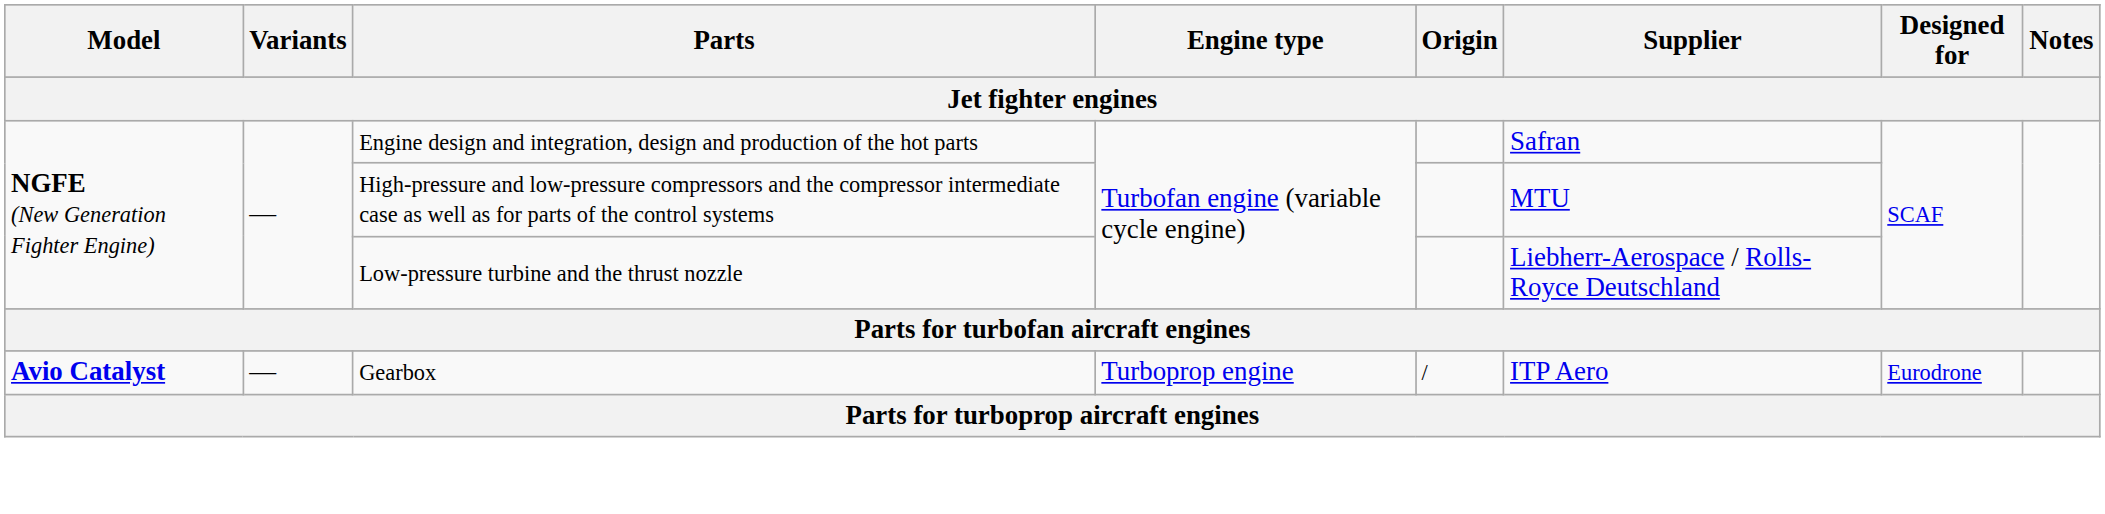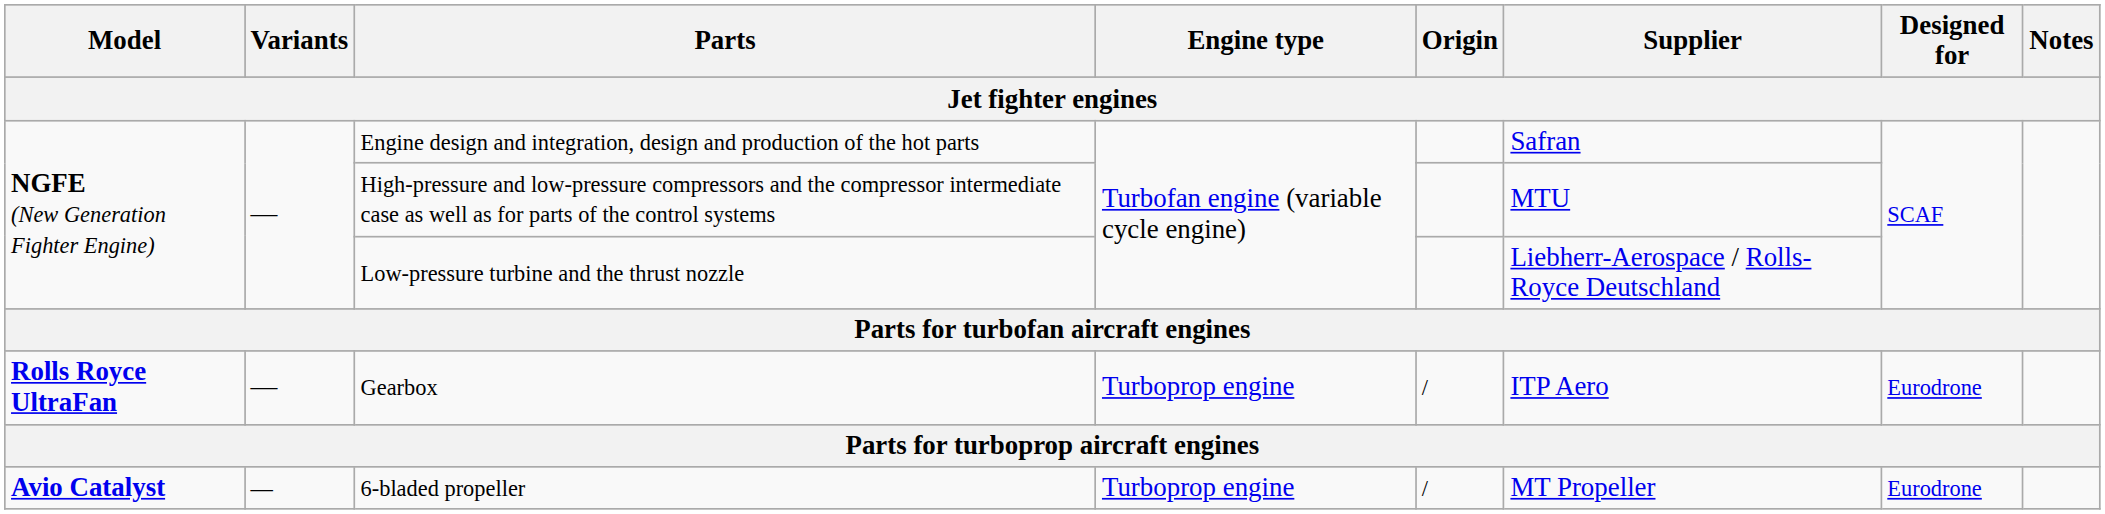(88, 372) Avio Catalyst -> (79, 387) Rolls Royce UltraFan
+ row: (443, 489)
